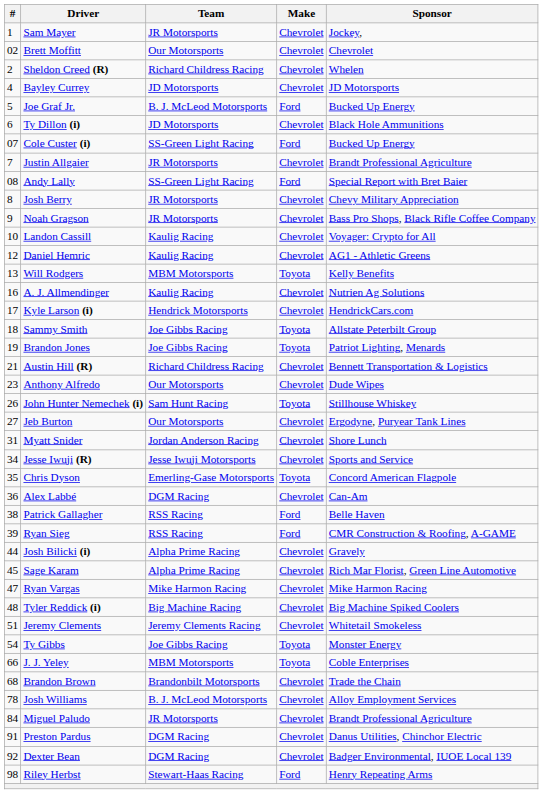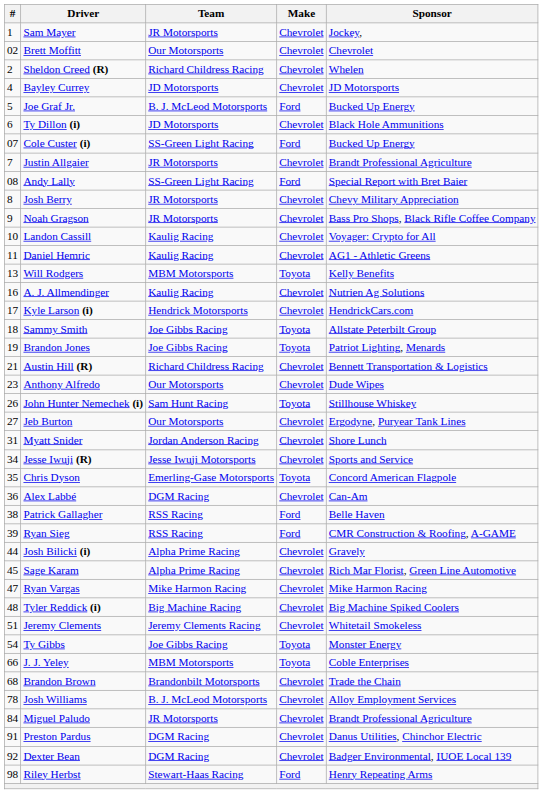(13, 255) 12 -> (12, 255) 11
